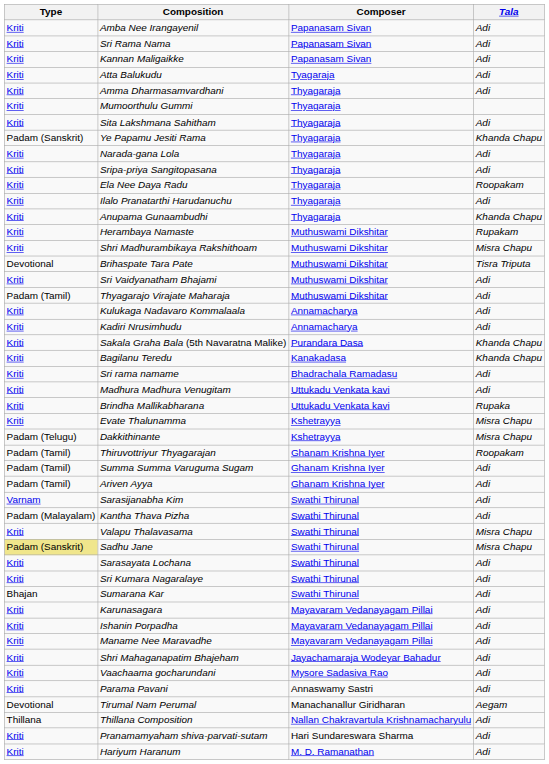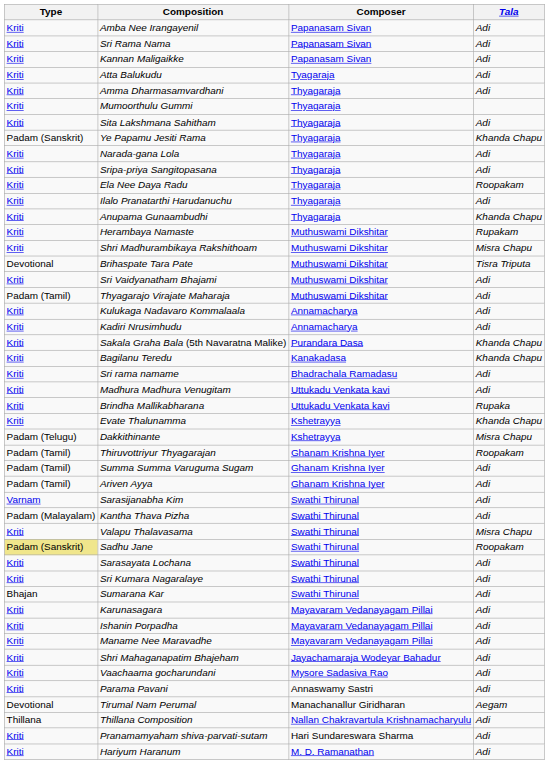(504, 421) Misra Chapu -> (509, 421) Khanda Chapu
(504, 547) Misra Chapu -> (500, 547) Roopakam
